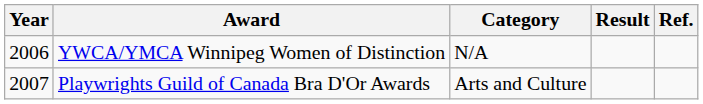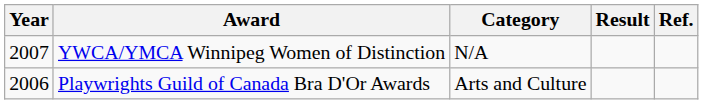(29, 51) 2006 -> (29, 51) 2007
(29, 83) 2007 -> (29, 83) 2006
